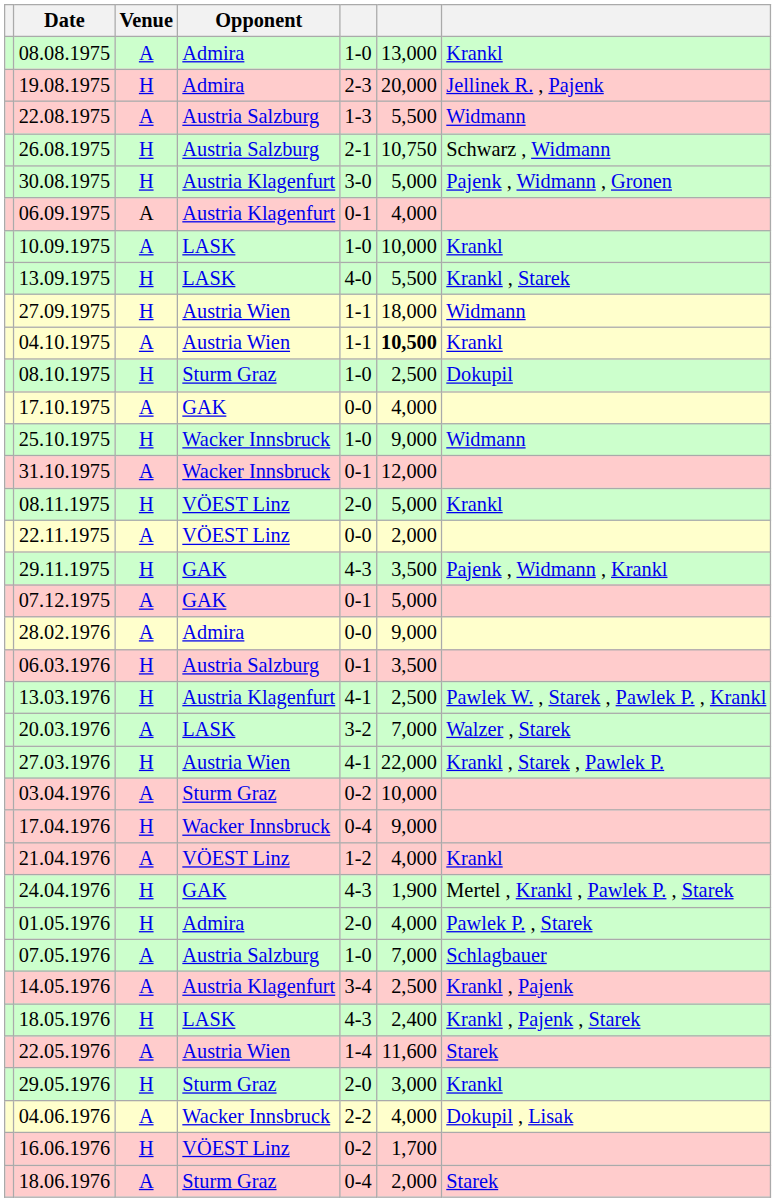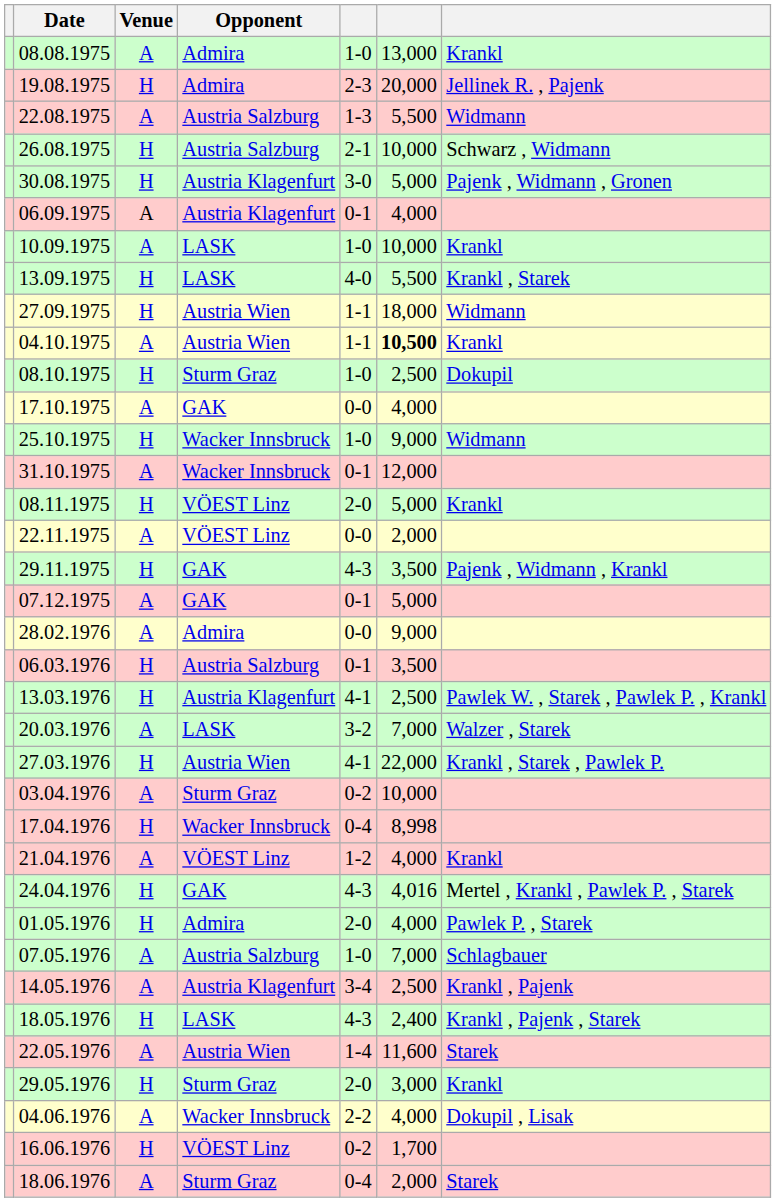(409, 149) 10,750 -> (409, 149) 10,000
(414, 826) 9,000 -> (414, 826) 8,998
(414, 890) 1,900 -> (414, 890) 4,016
